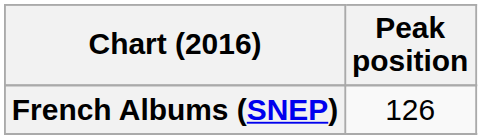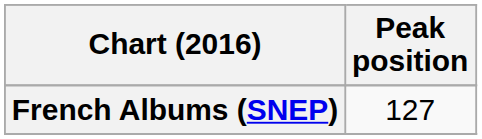(410, 109) 126 -> (410, 109) 127
